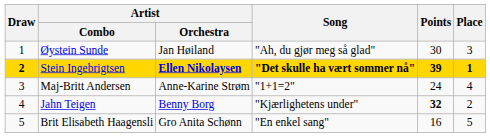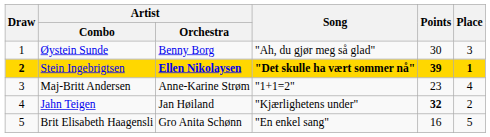(186, 50) Jan Høiland -> (186, 50) Benny Borg
(436, 86) 24 -> (436, 86) 23
(186, 104) Benny Borg -> (186, 104) Jan Høiland
